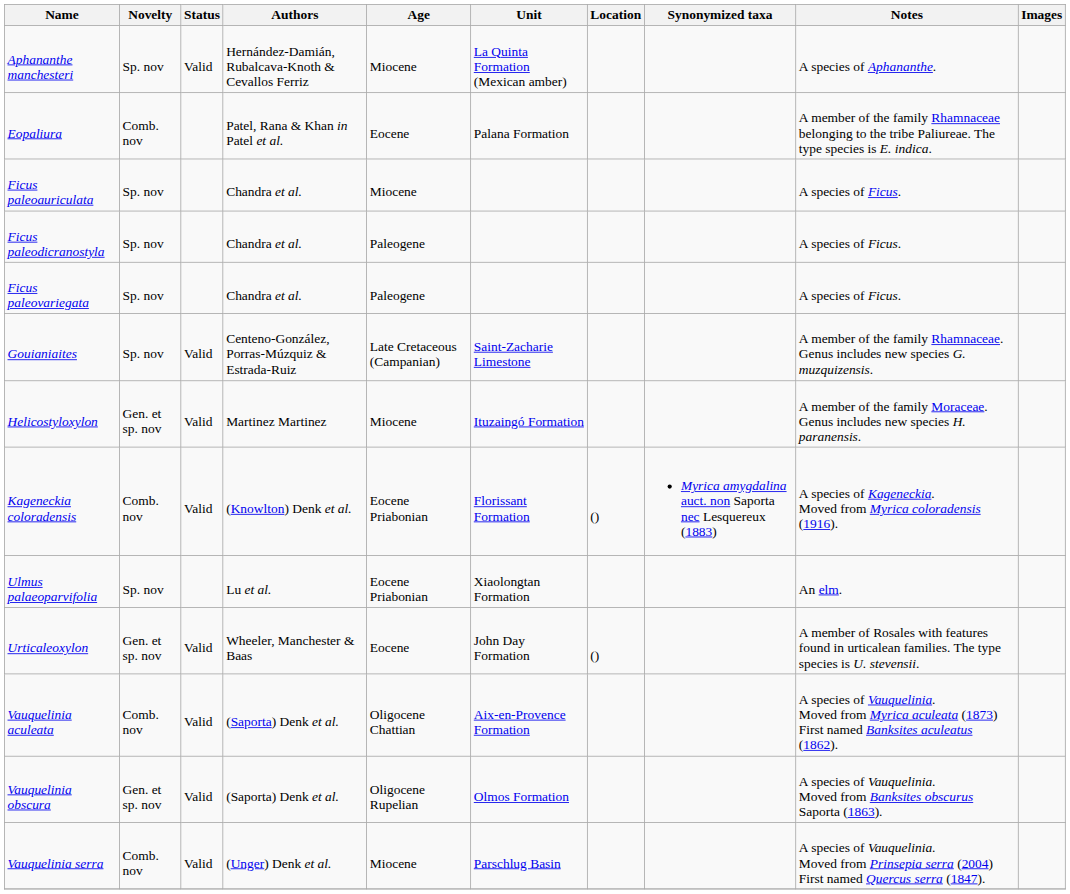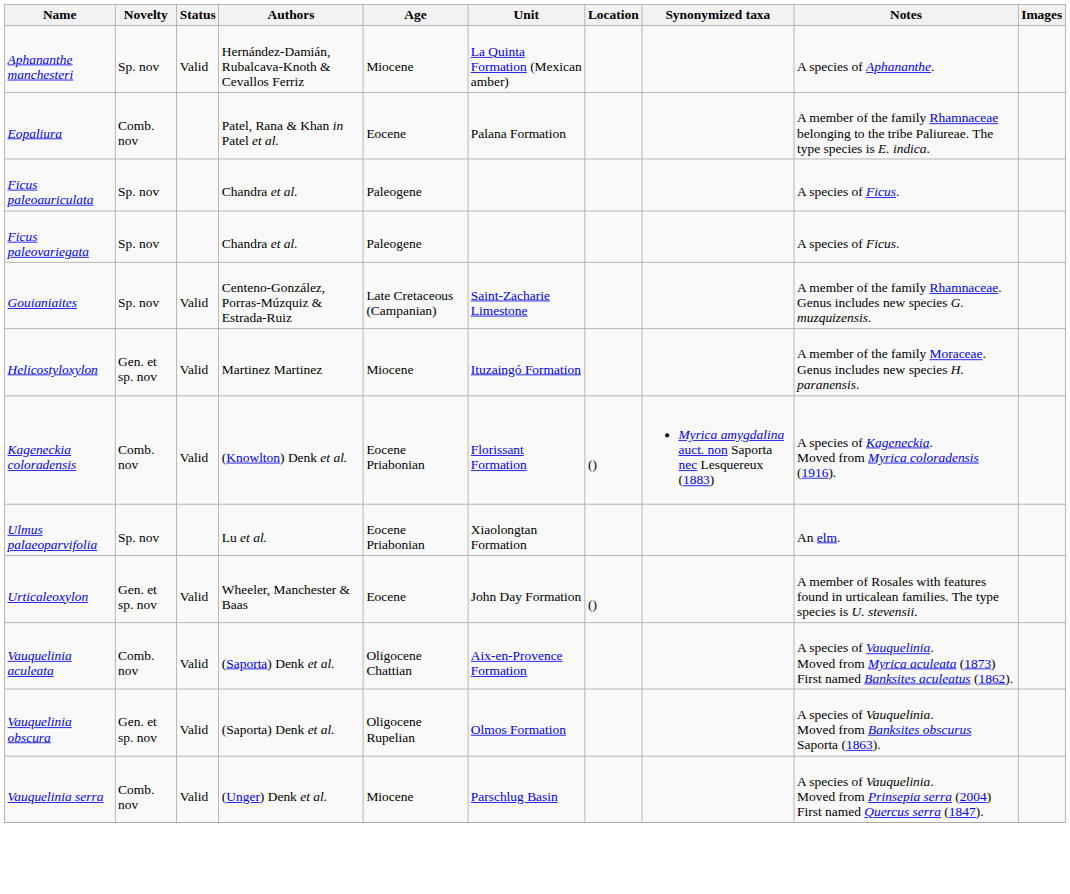(393, 192) Miocene -> (394, 192) Paleogene
- row: (56, 244)
